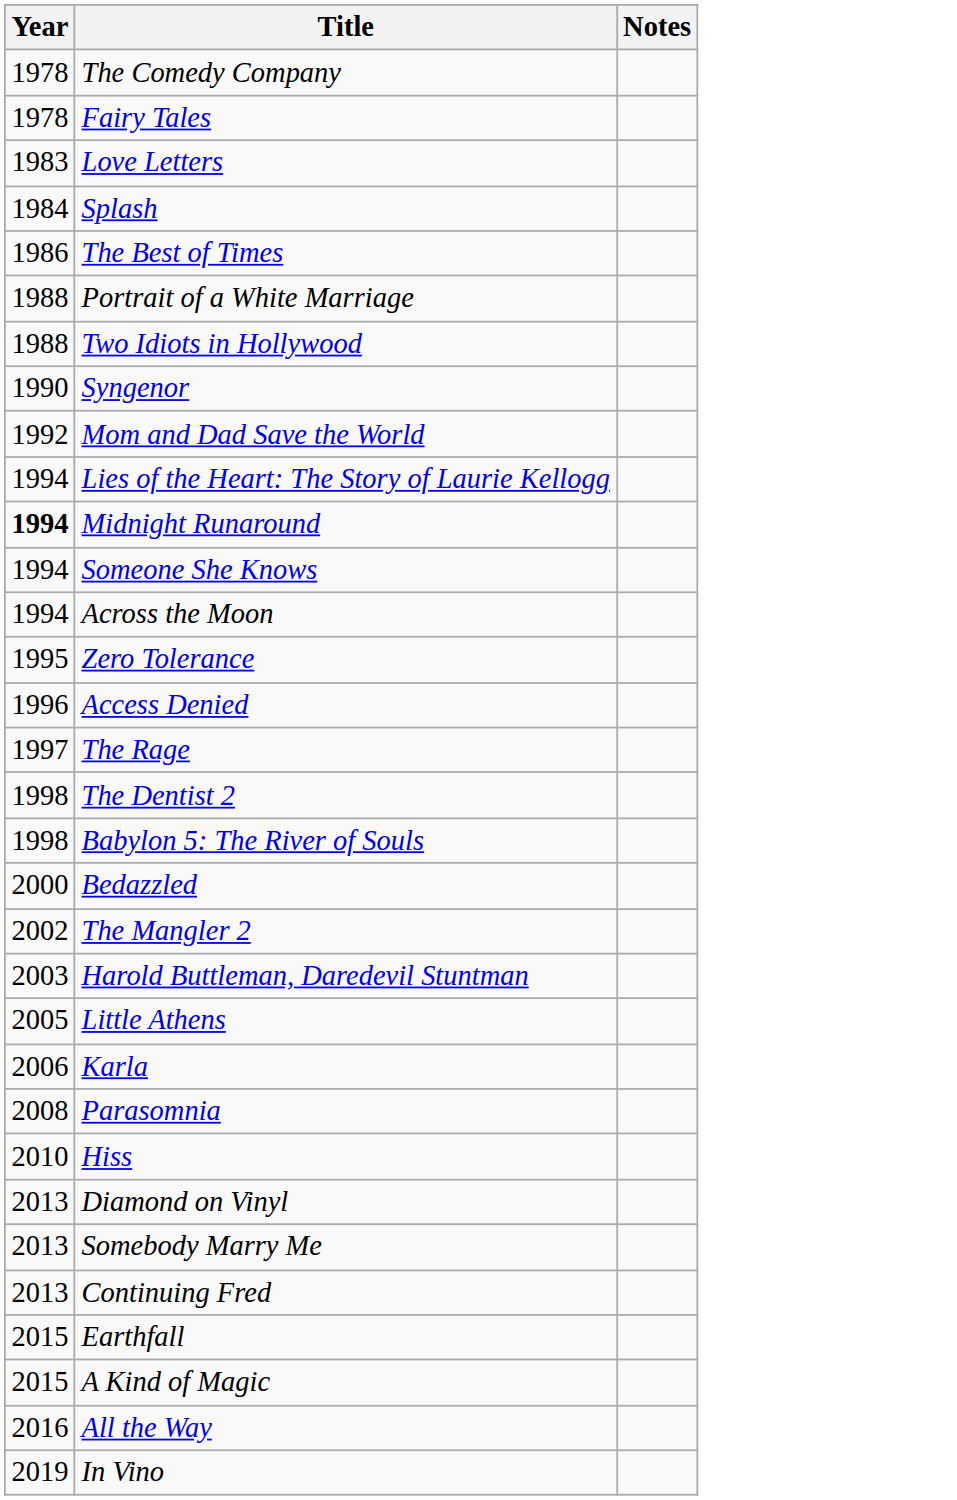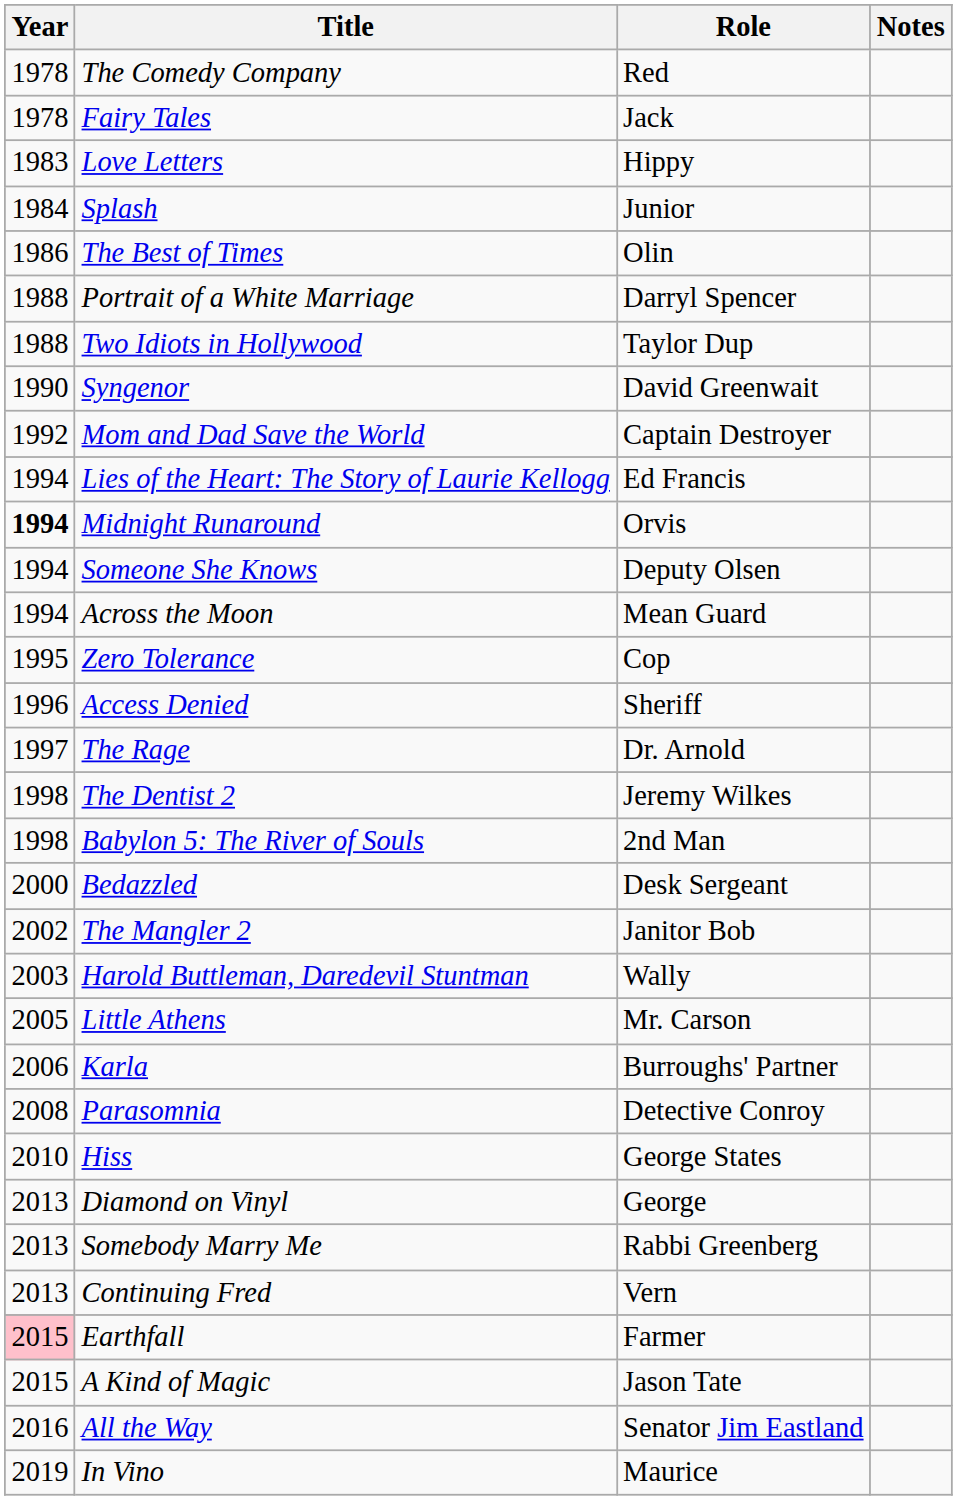+ column: (743, 27)
(40, 1336) no background -> (40, 1336) pink background
